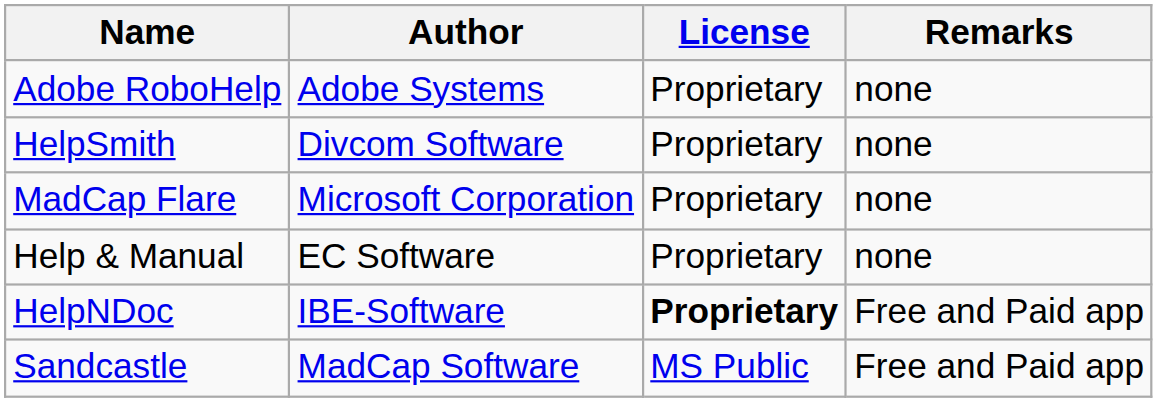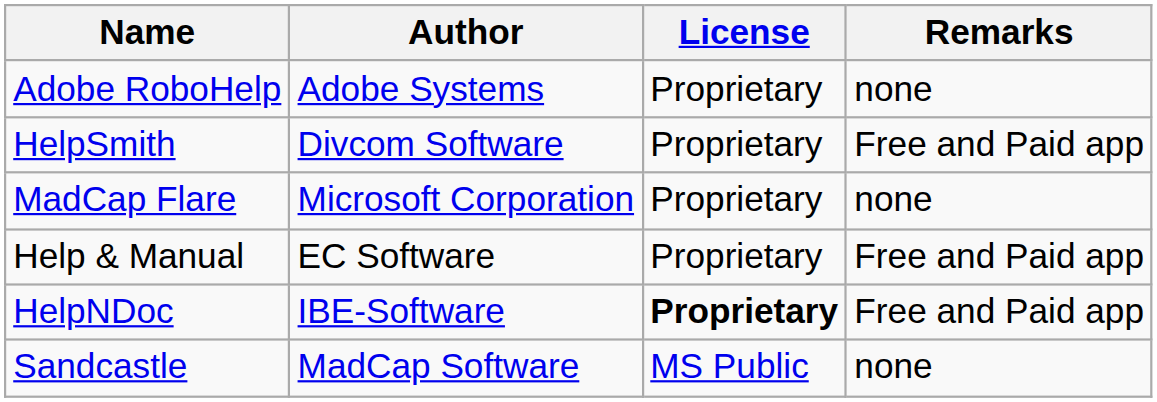(893, 144) none -> (999, 144) Free and Paid app
(893, 255) none -> (999, 255) Free and Paid app
(999, 367) Free and Paid app -> (893, 367) none
